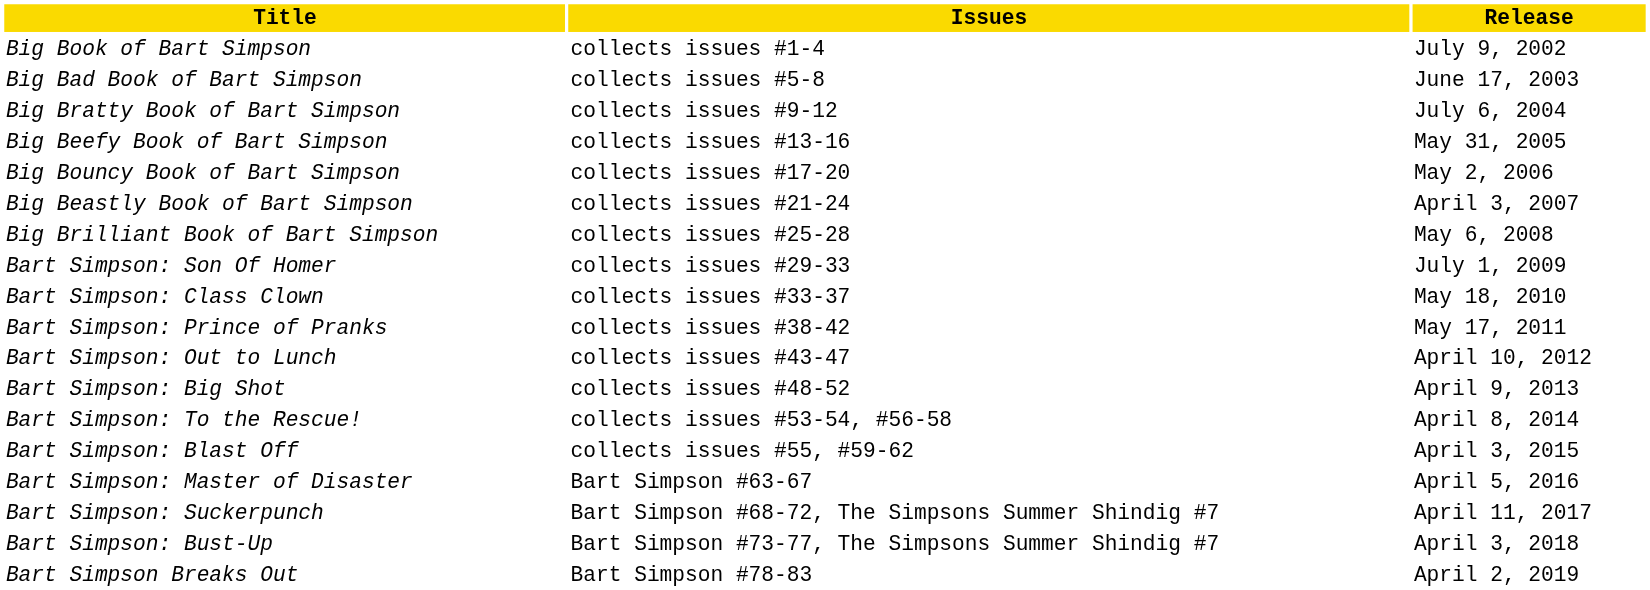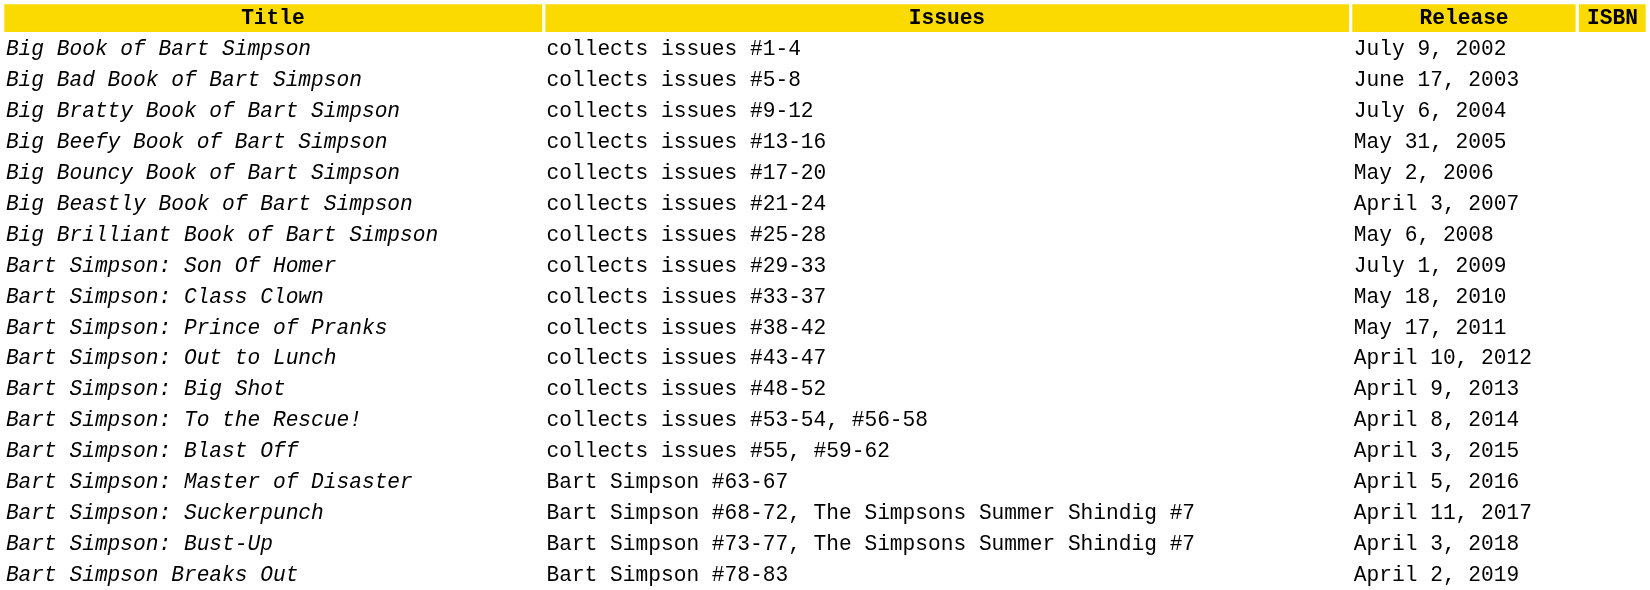+ column: (1613, 18)
